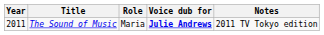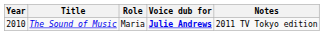(16, 24) 2011 -> (16, 24) 2010
